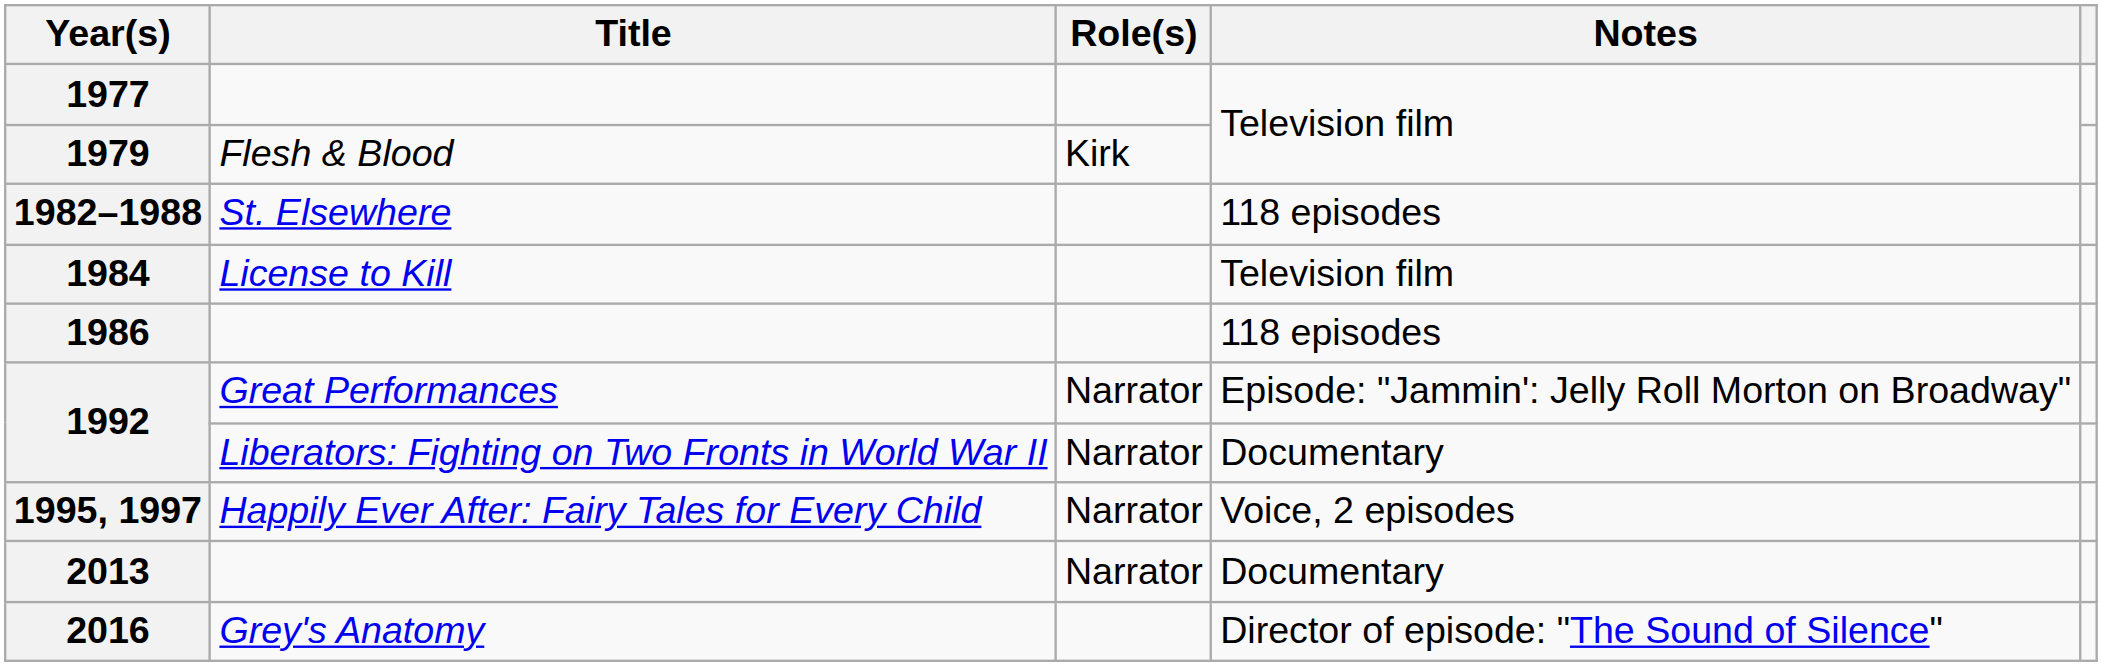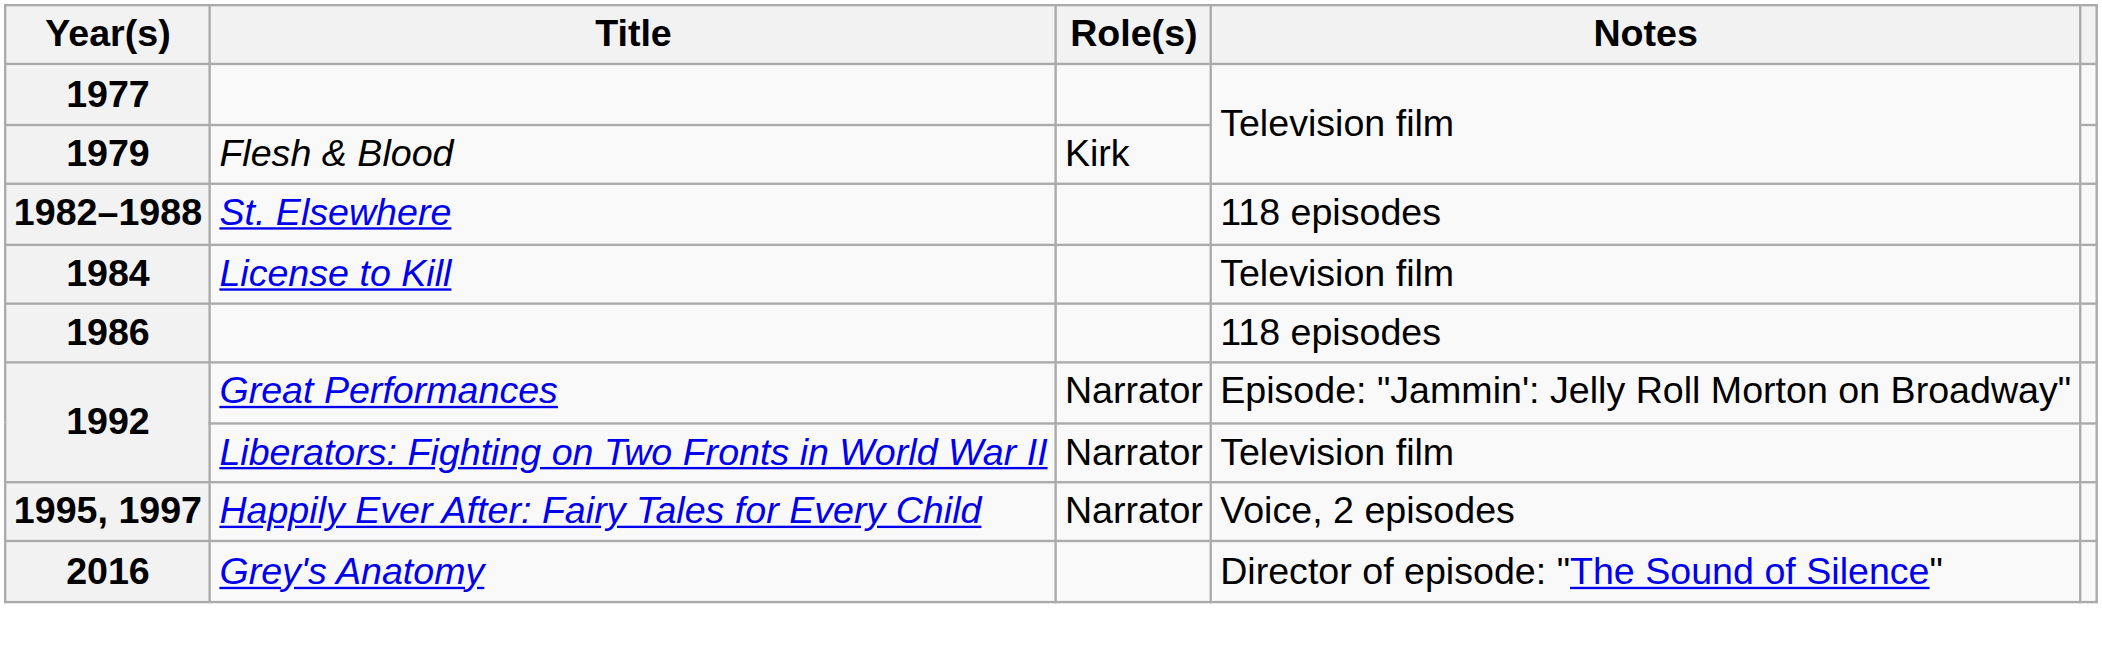(1332, 451) Documentary -> (1337, 451) Television film
- row: (108, 570)
